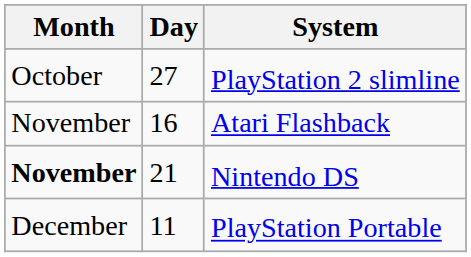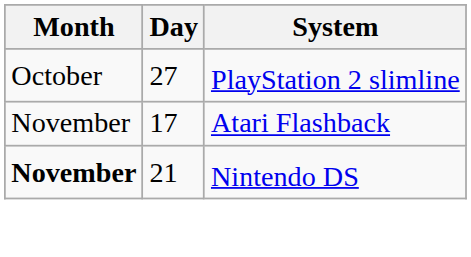(164, 123) 16 -> (164, 123) 17
- row: (326, 228)
